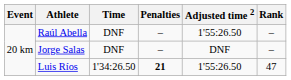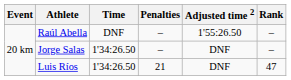(114, 50) DNF -> (114, 50) 1'34:26.50
(160, 67) bold -> (160, 67) normal
(220, 67) 1'55:26.50 -> (220, 67) DNF
